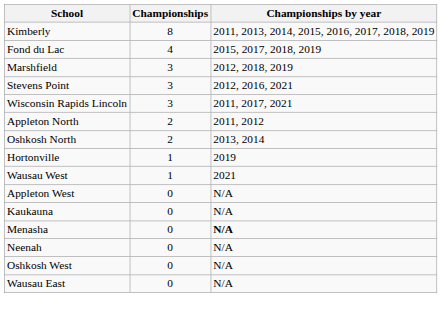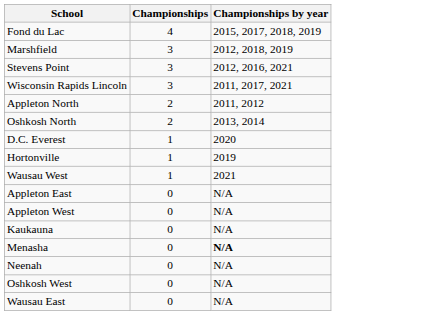- row: (29, 31)
+ row: (36, 139)
+ row: (39, 193)
